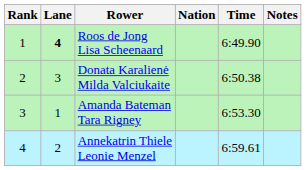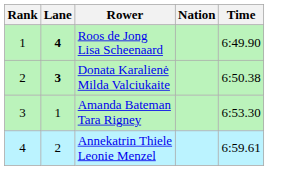- column: (282, 14)
(58, 77) normal -> (58, 77) bold
